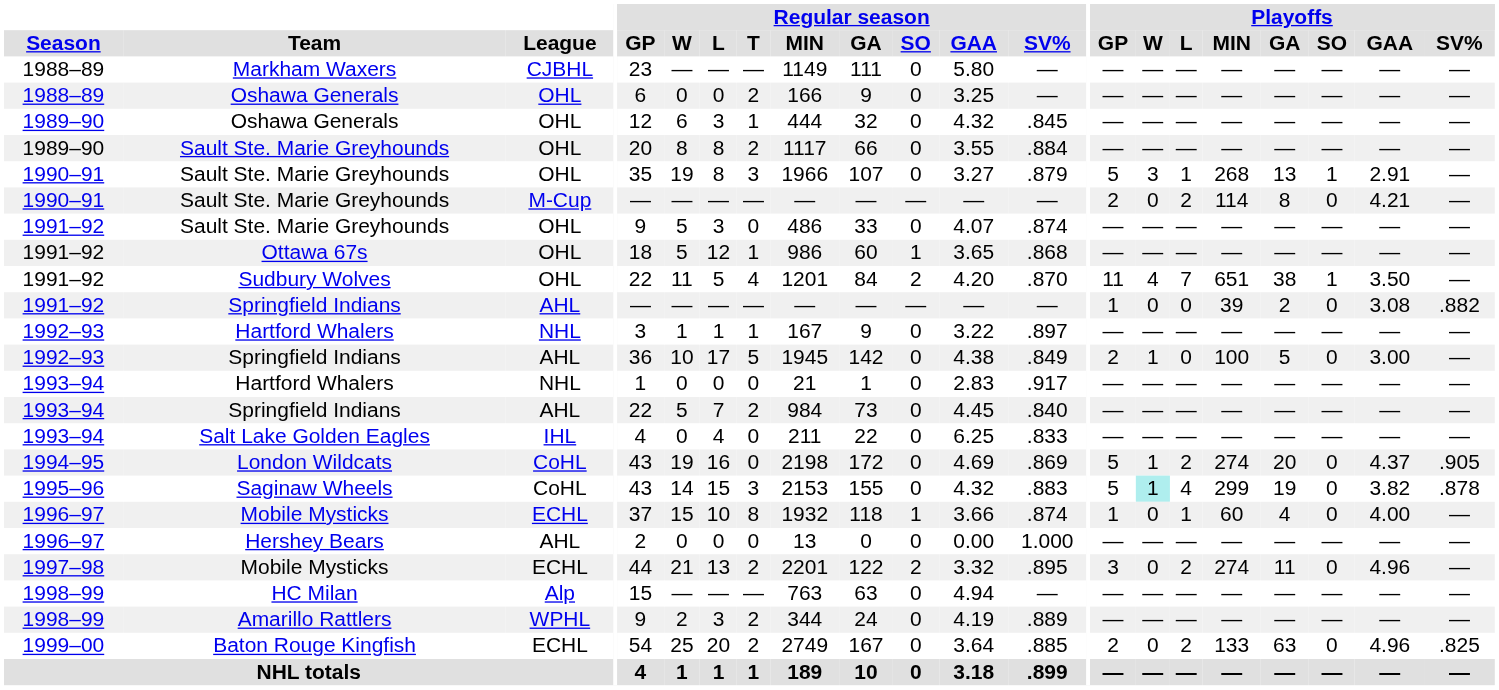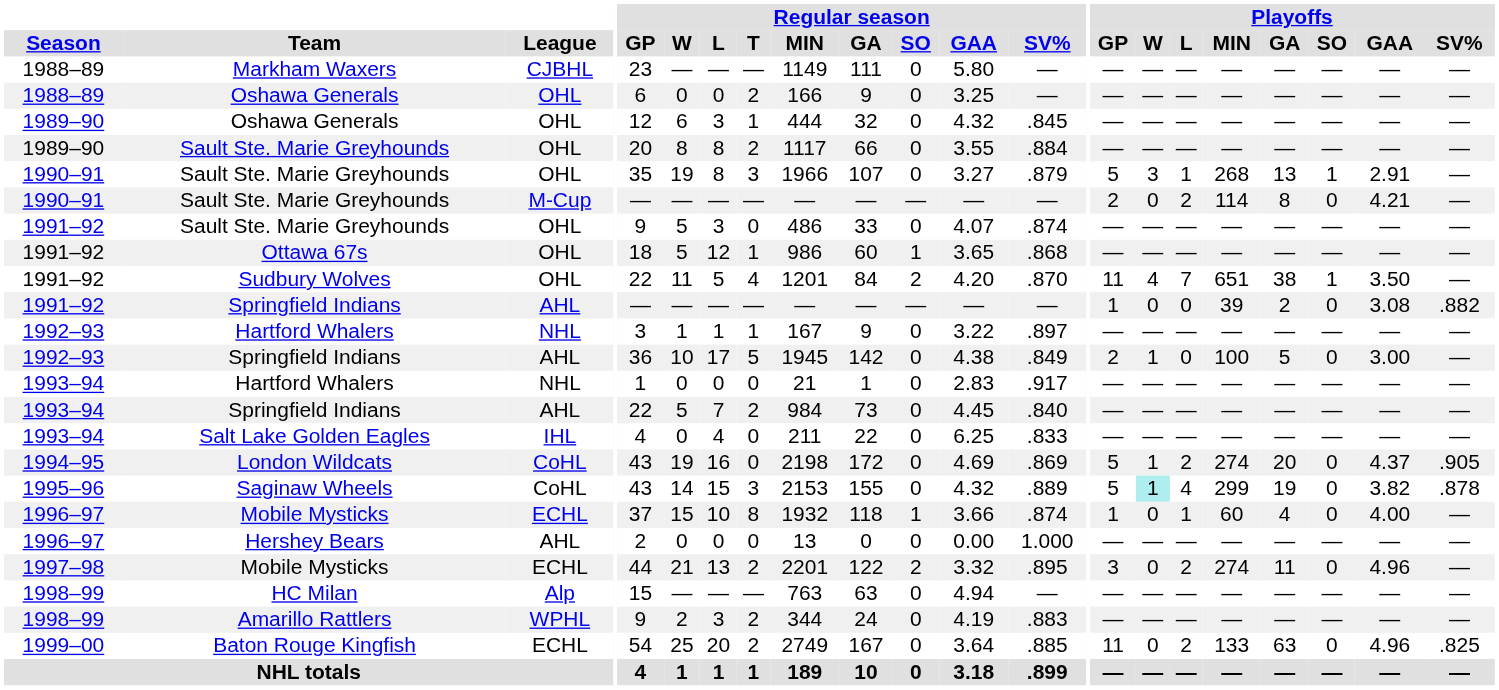(1047, 488) .883 -> (1047, 488) .889
(1047, 619) .889 -> (1047, 619) .883
(1113, 645) 2 -> (1113, 645) 11
